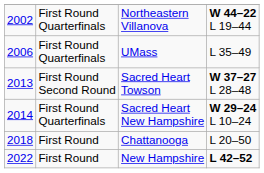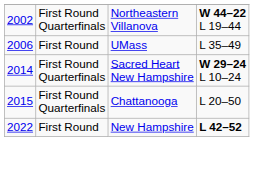(72, 51) First Round Quarterfinals -> (69, 45) First Round
- row: (155, 83)
(20, 140) 2018 -> (20, 102) 2015
(69, 140) First Round -> (72, 102) First Round Quarterfinals
